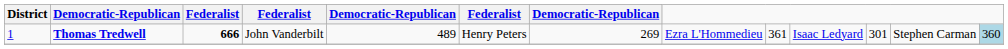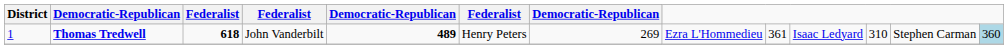(230, 34) 666 -> (230, 34) 618
(447, 34) normal -> (447, 34) bold
(878, 34) 301 -> (878, 34) 310
